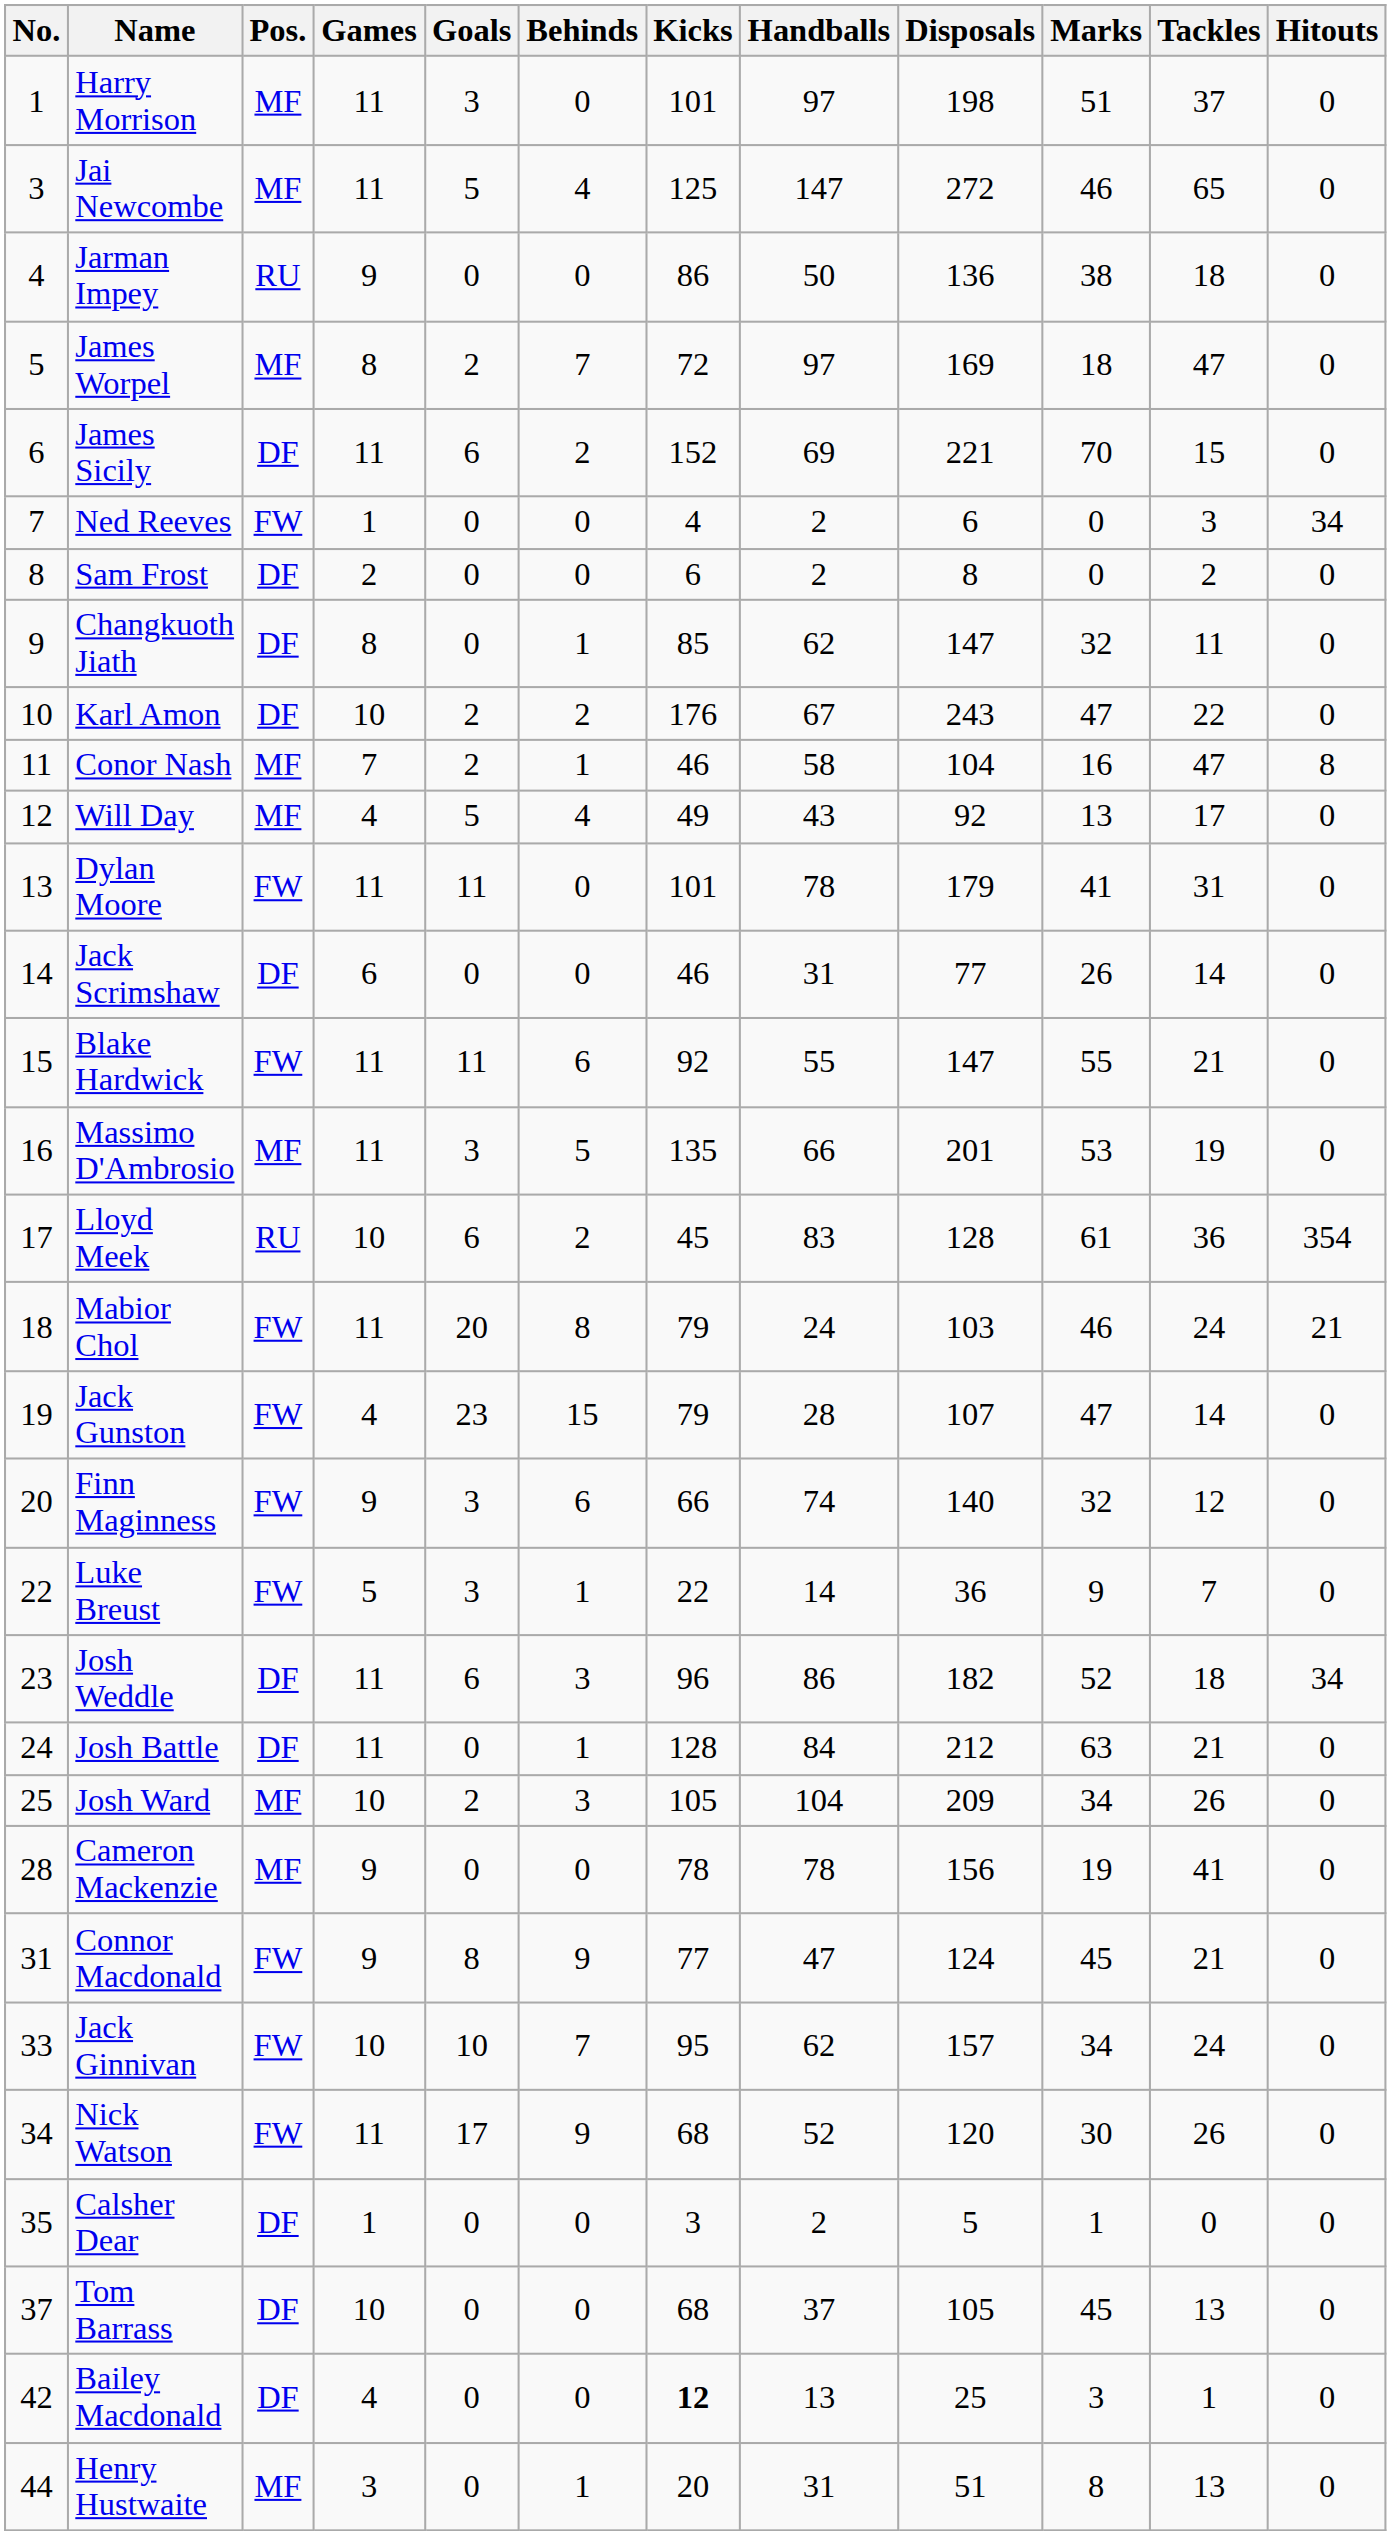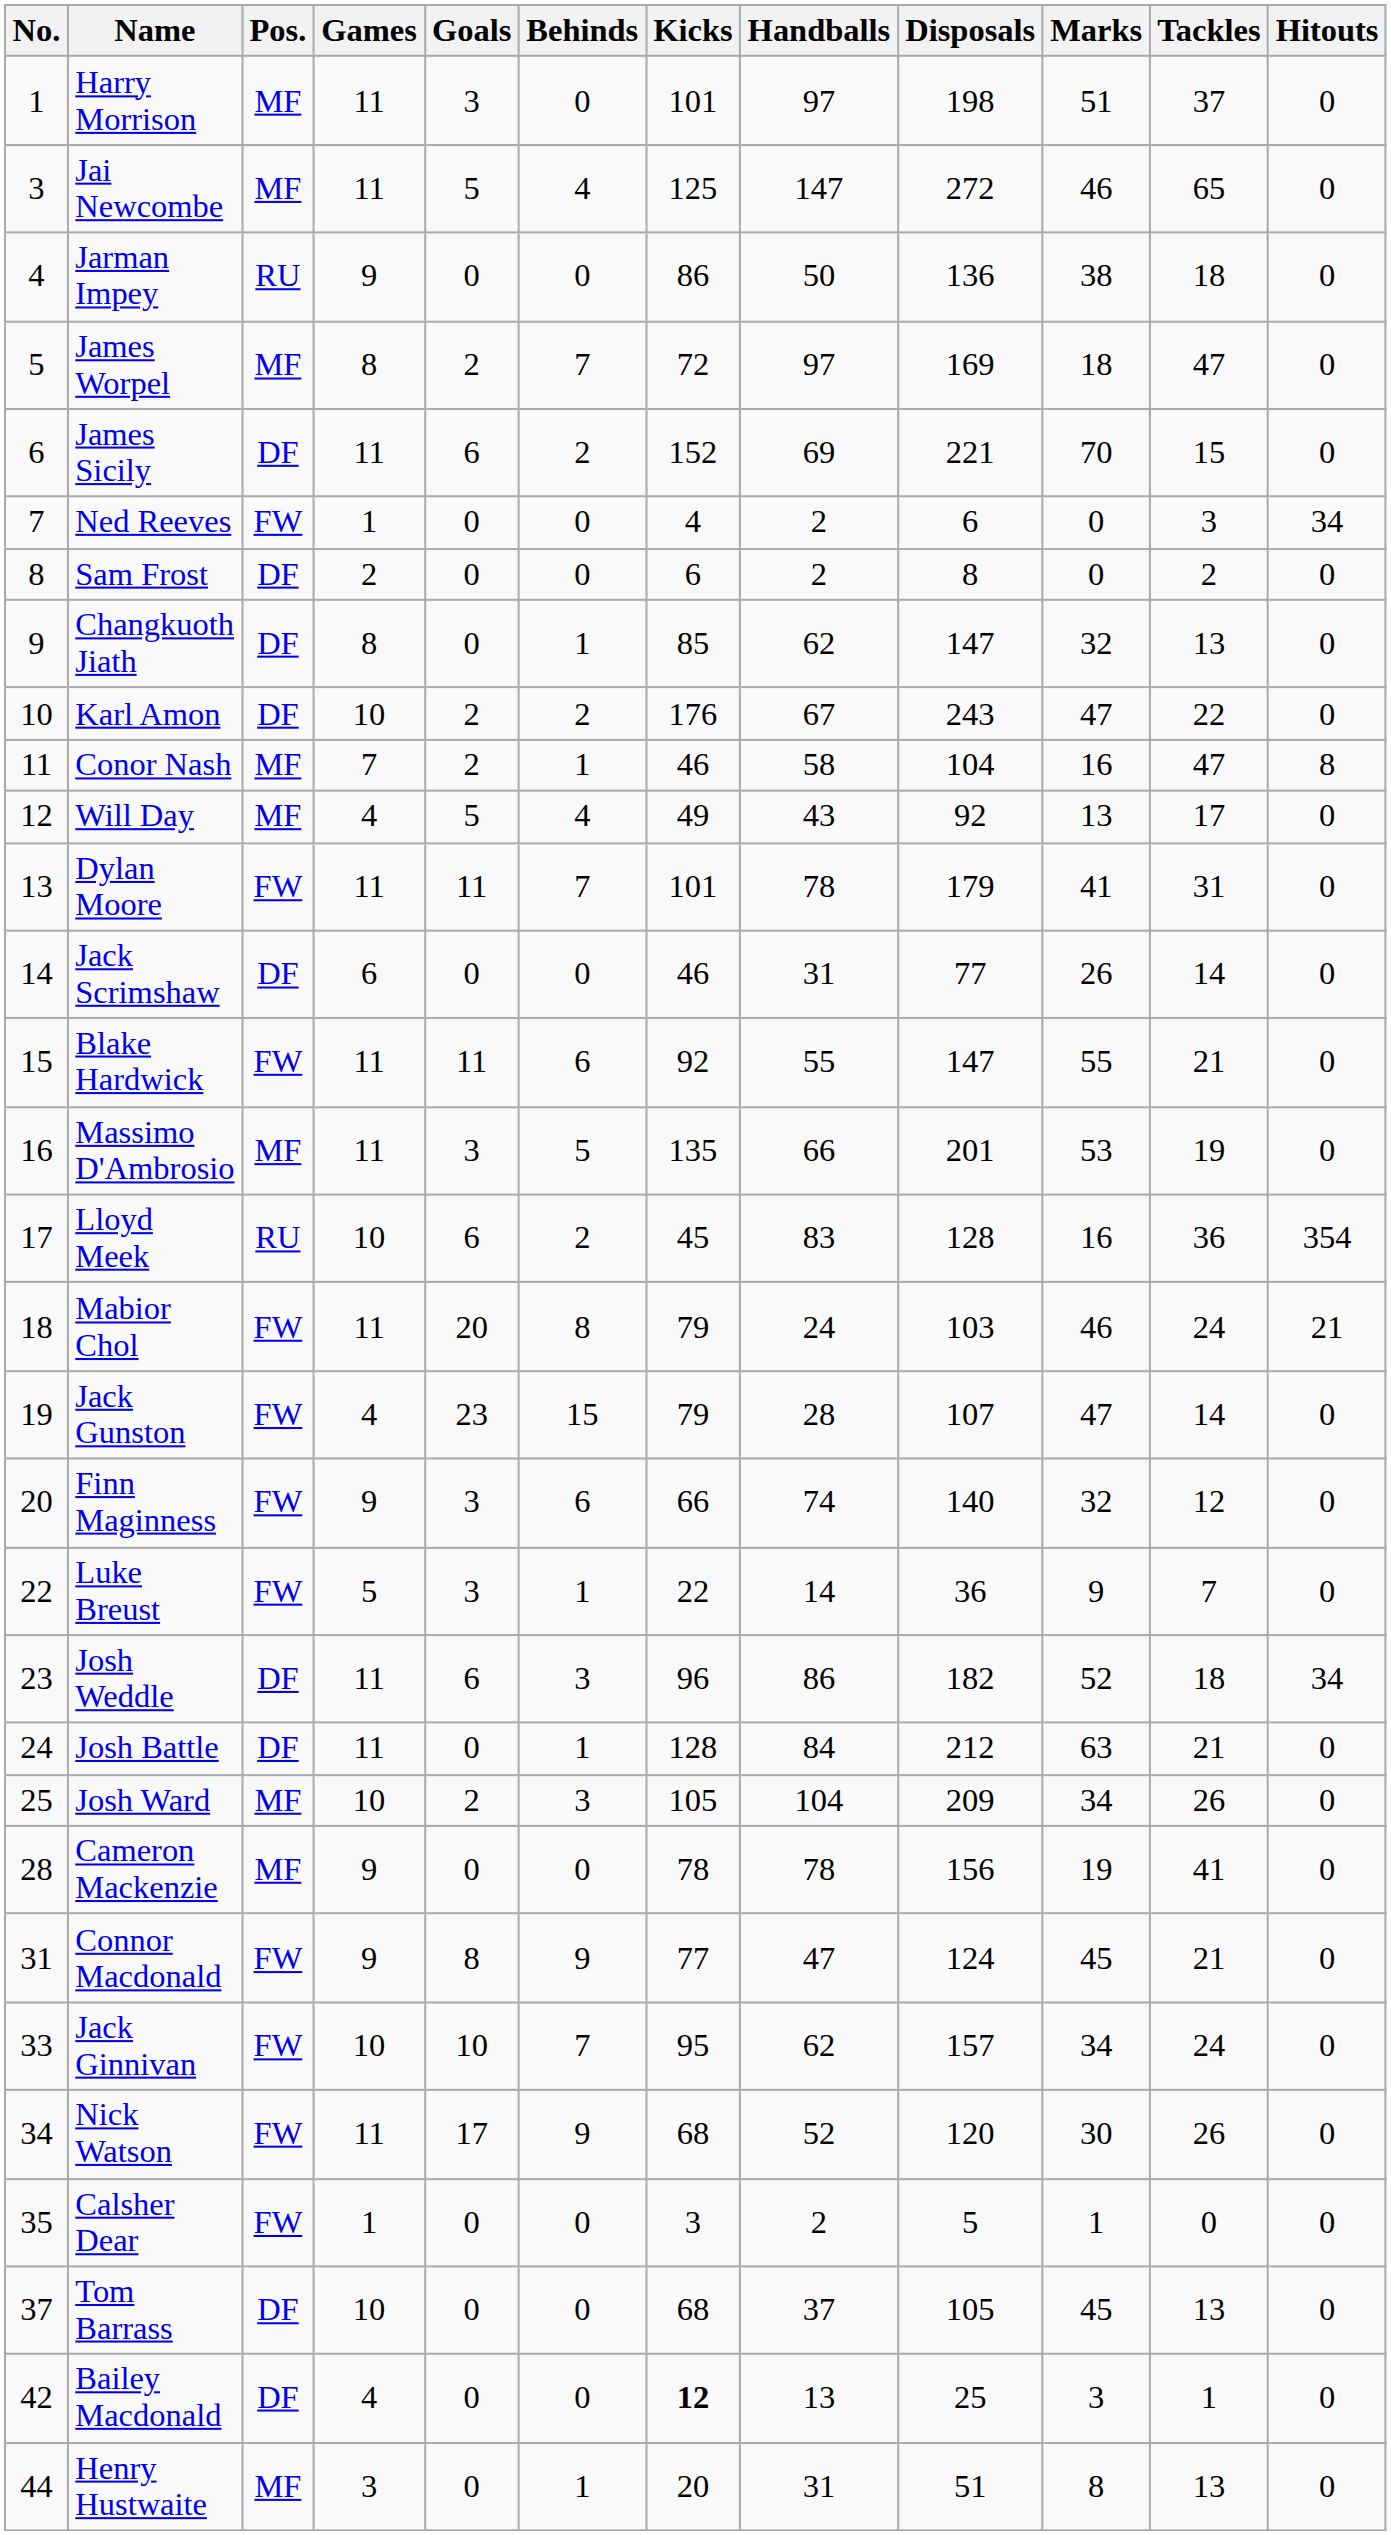(1209, 643) 11 -> (1209, 643) 13
(582, 885) 0 -> (582, 885) 7
(1096, 1238) 61 -> (1096, 1238) 16
(278, 2221) DF -> (278, 2221) FW
